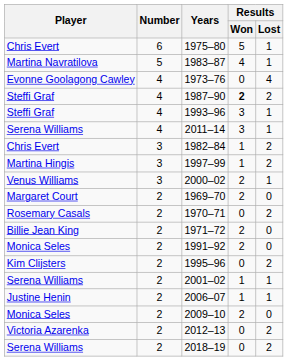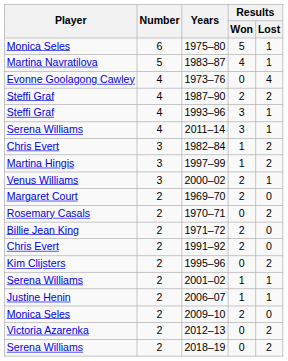(33, 46) Chris Evert -> (38, 46) Monica Seles
(242, 96) bold -> (242, 96) normal
(38, 247) Monica Seles -> (33, 247) Chris Evert
